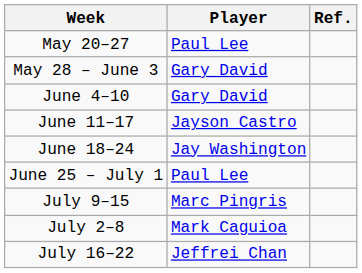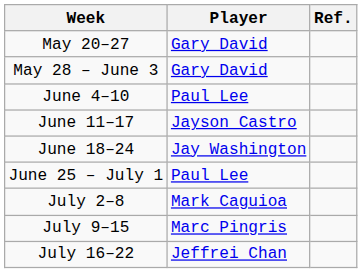(210, 44) Paul Lee -> (219, 44) Gary David
(219, 97) Gary David -> (210, 97) Paul Lee
rows swapped: (86, 228) <-> (86, 202)
